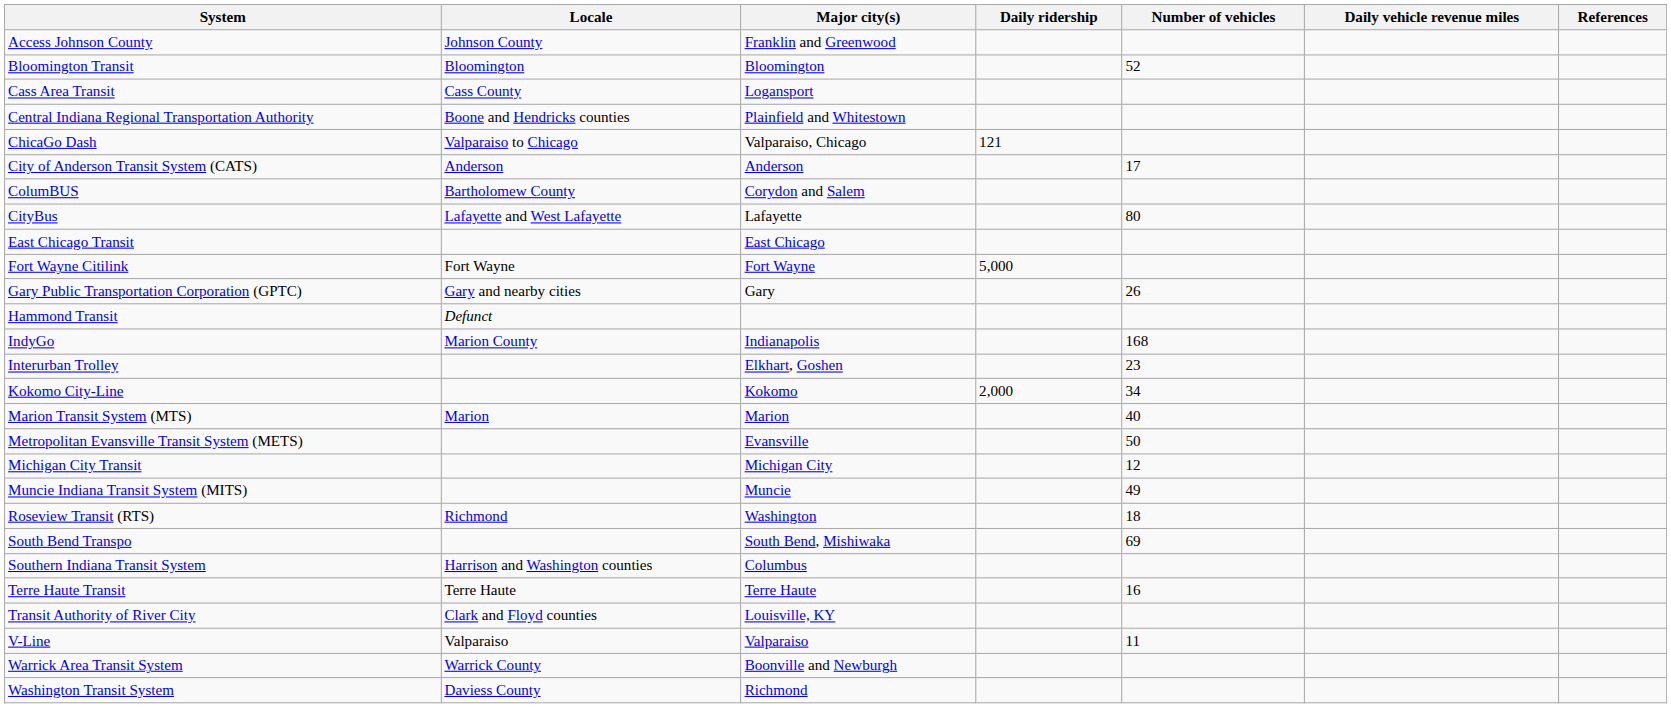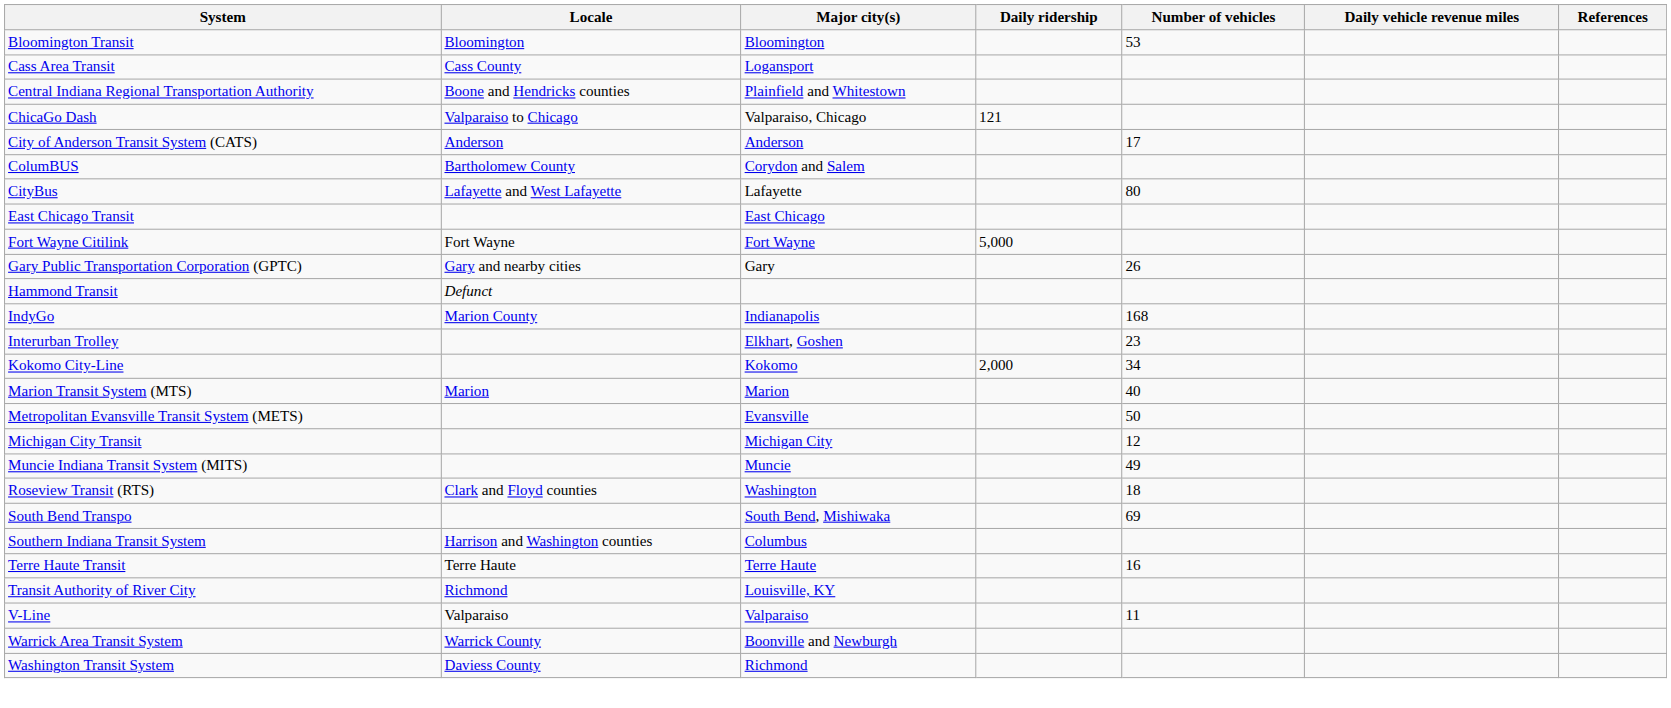- row: (80, 42)
(1133, 67) 52 -> (1133, 42) 53
(476, 516) Richmond -> (521, 491) Clark and Floyd counties
(521, 615) Clark and Floyd counties -> (476, 590) Richmond
